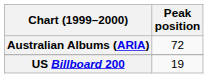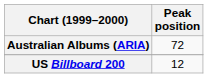(177, 63) 19 -> (177, 63) 12
